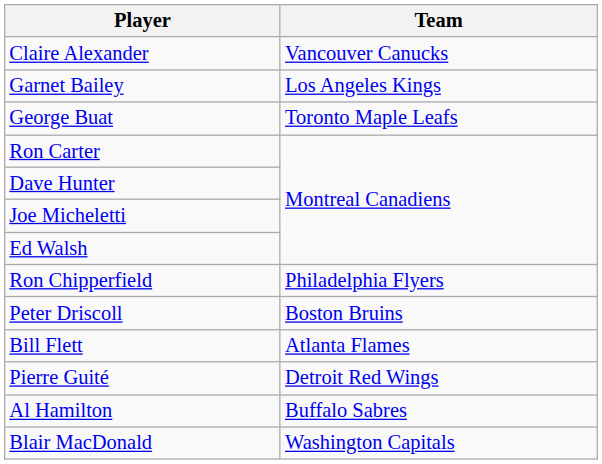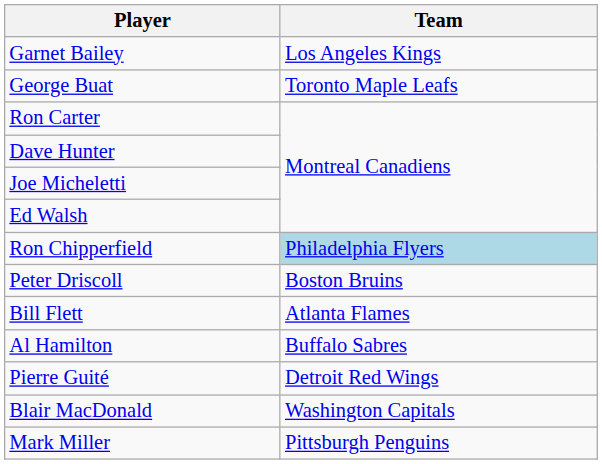- row: (79, 53)
(364, 280) no background -> (364, 248) lightblue background
rows swapped: (59, 378) <-> (61, 410)
+ row: (60, 442)
